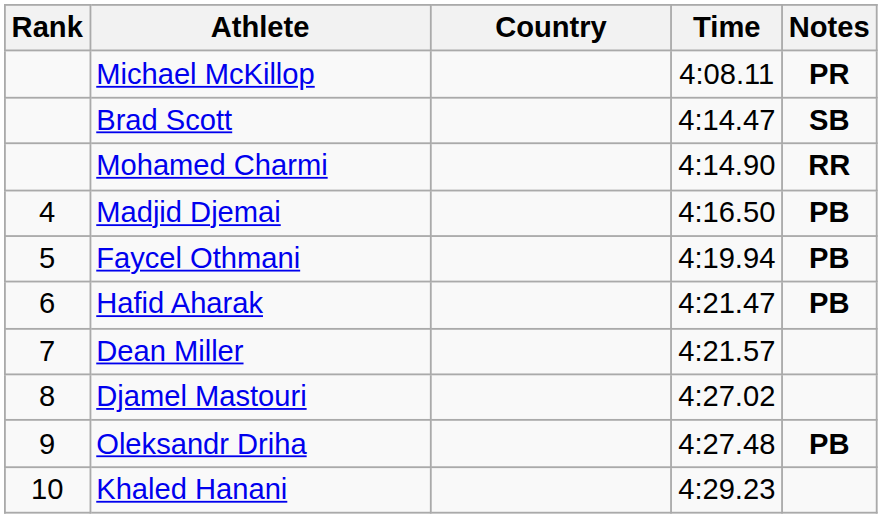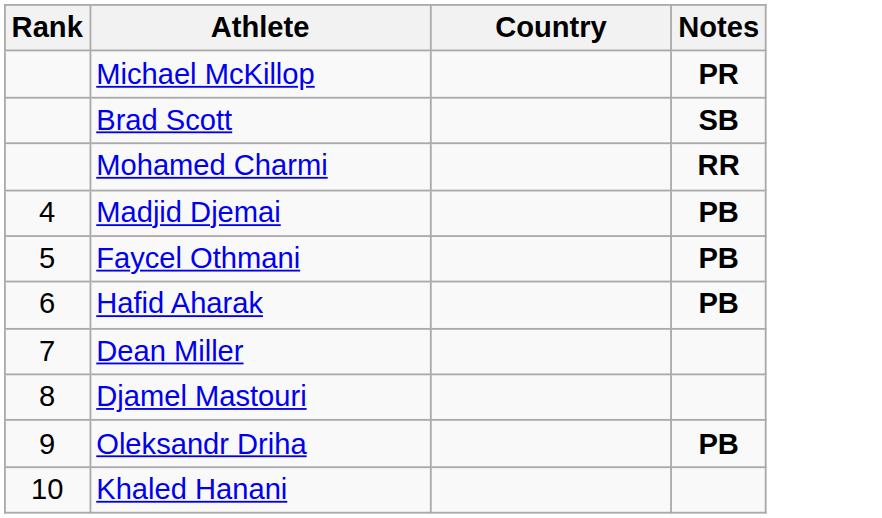- column: (727, 27)
